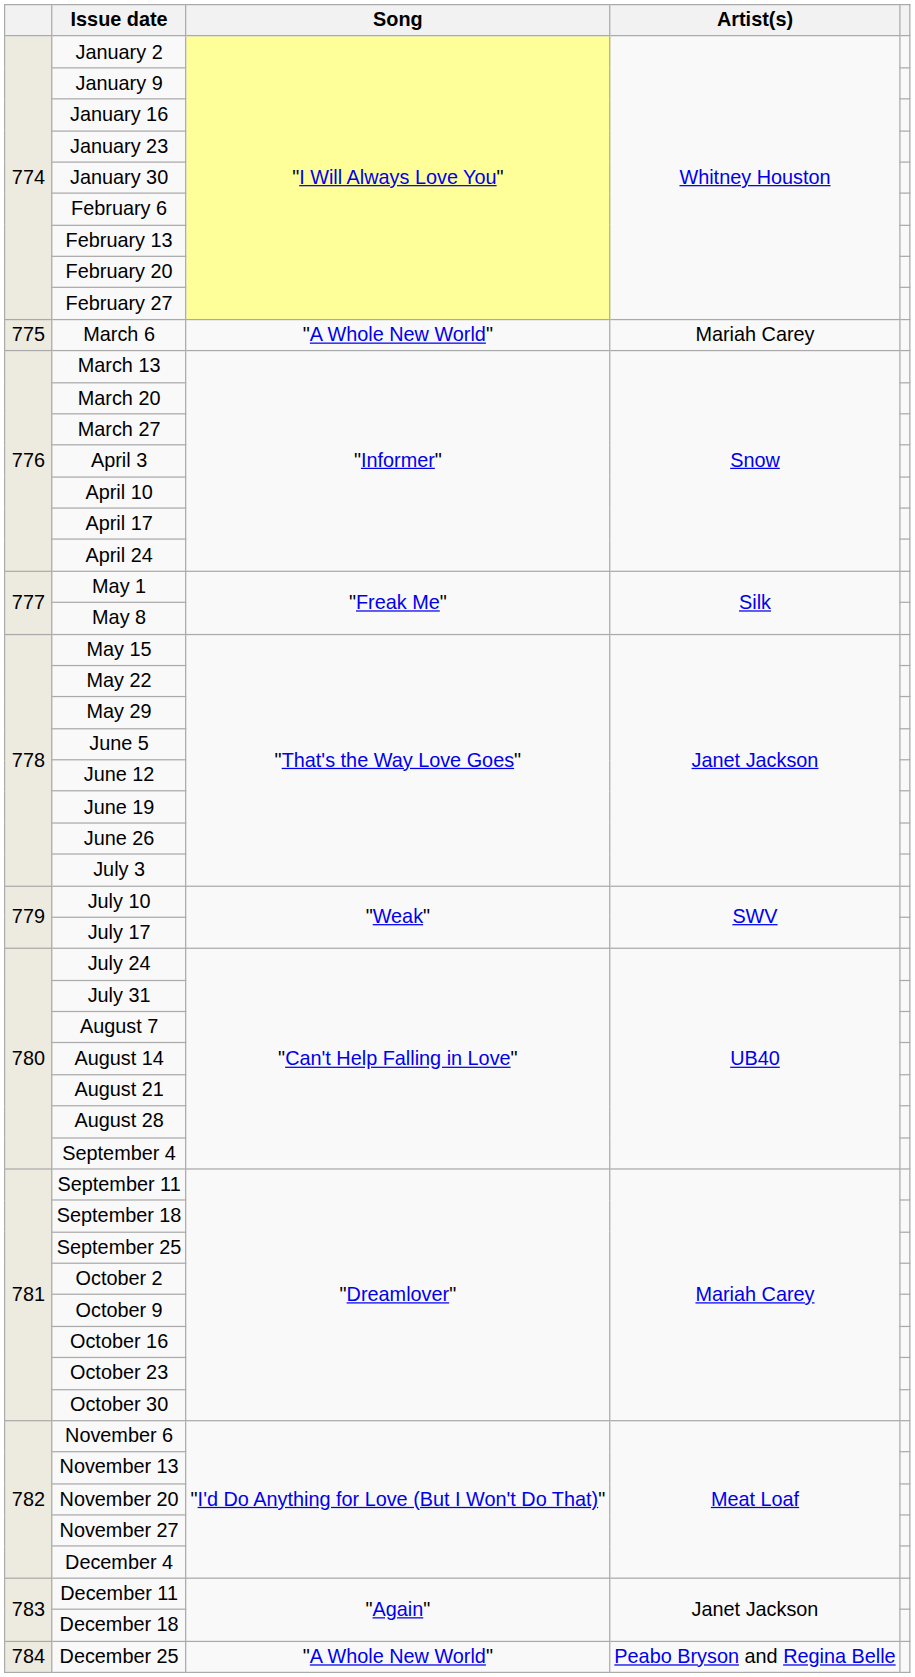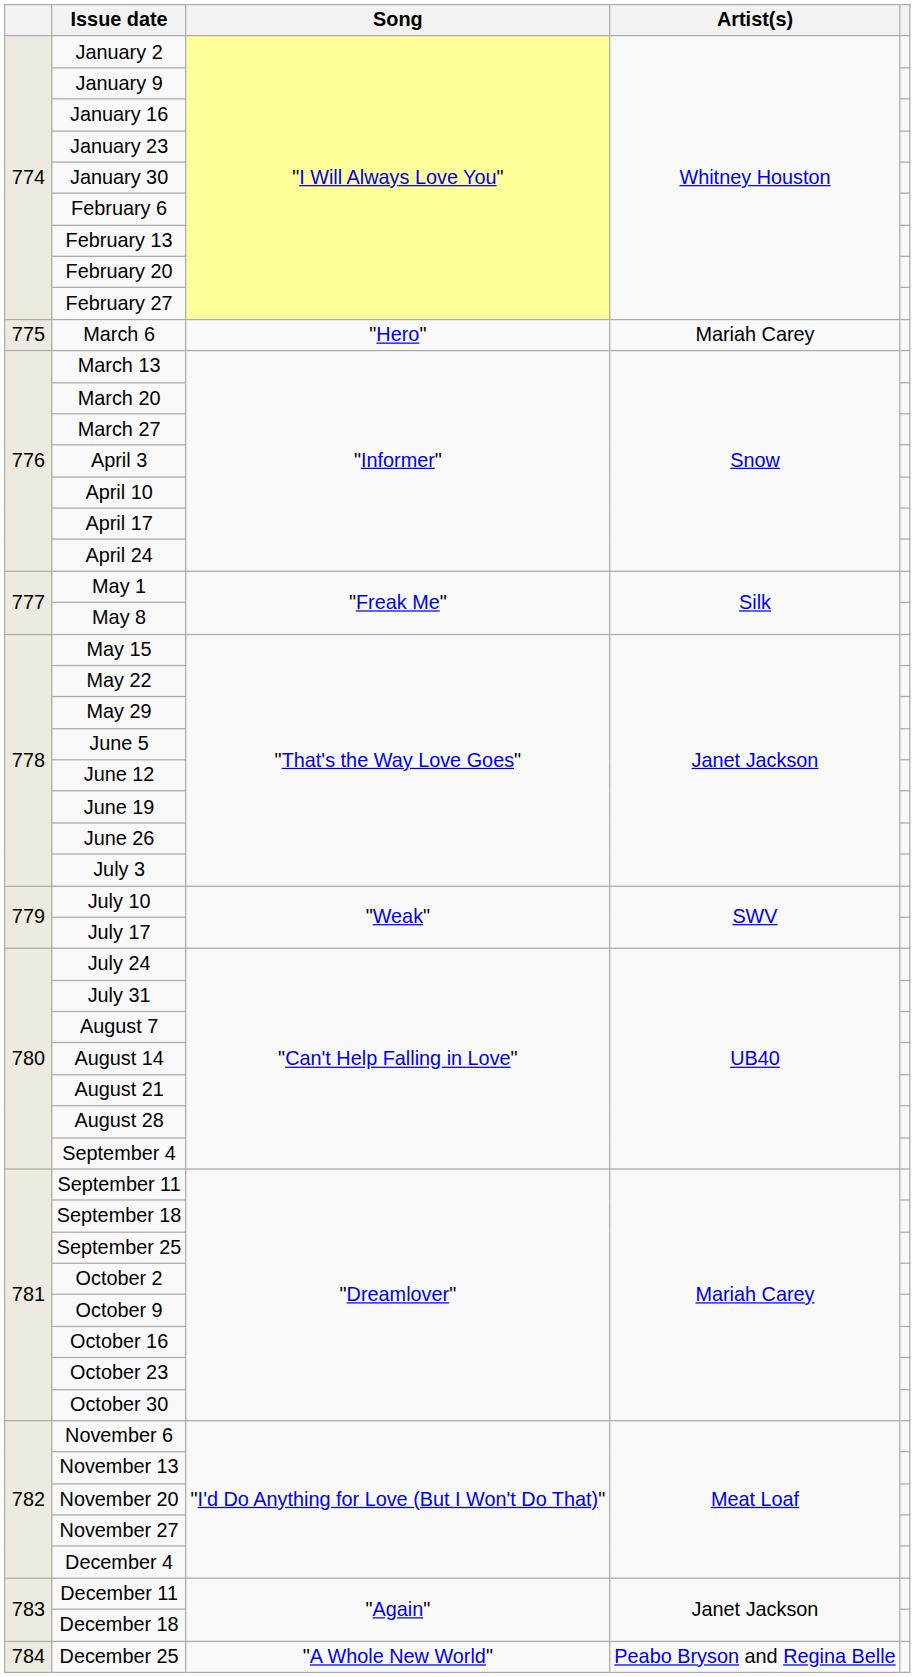(398, 334) "A Whole New World" -> (398, 334) "Hero"
